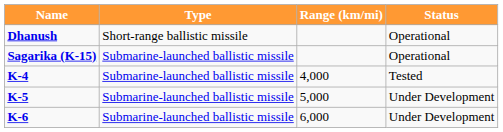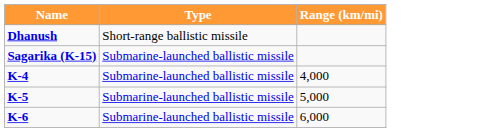- column: (442, 14)
